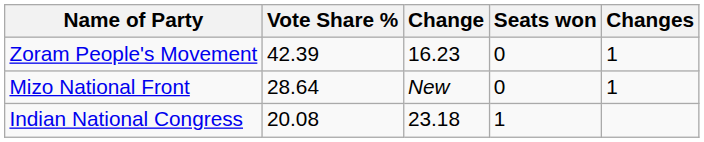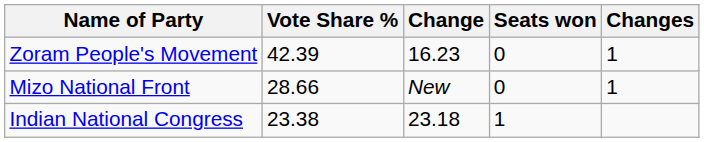(293, 86) 28.64 -> (293, 86) 28.66
(293, 119) 20.08 -> (293, 119) 23.38
